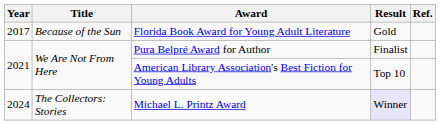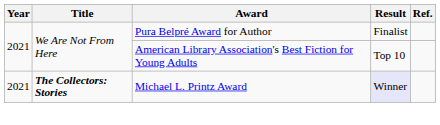- row: (242, 31)
(18, 104) 2024 -> (18, 86) 2021
(70, 104) normal -> (71, 86) bold
